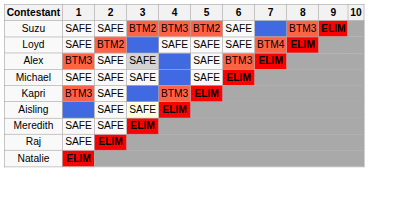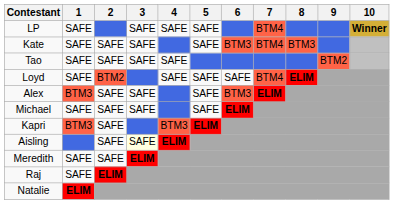+ row: (33, 28)
+ row: (33, 45)
+ row: (33, 61)
- row: (33, 28)
(143, 61) lightgrey background -> (142, 93) no background
